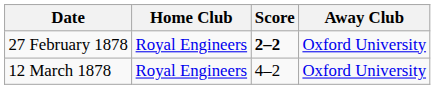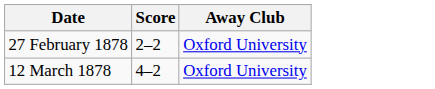- column: (191, 17)
(267, 44) bold -> (148, 44) normal
